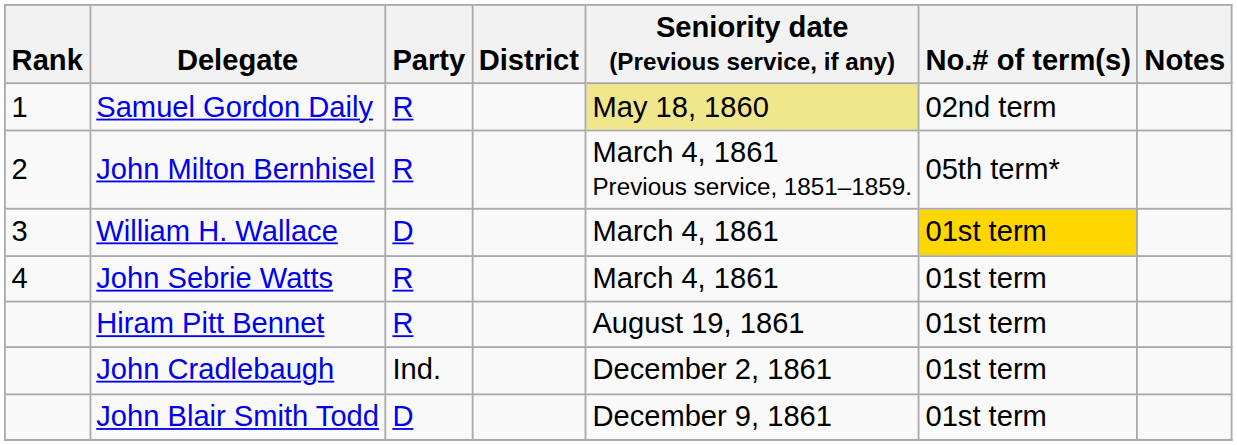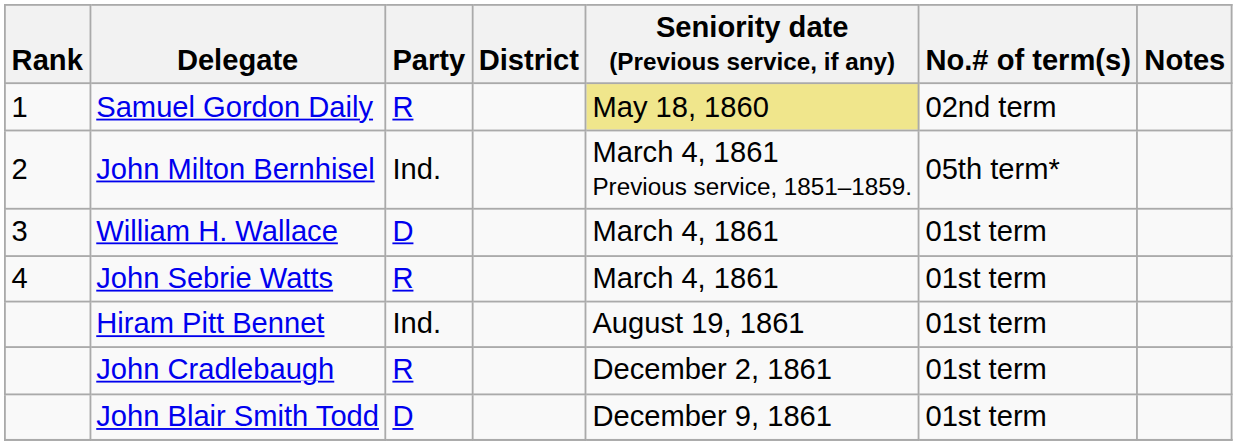(403, 169) R -> (417, 169) Ind.
(986, 231) gold background -> (986, 231) no background
(403, 324) R -> (417, 324) Ind.
(417, 370) Ind. -> (403, 370) R
